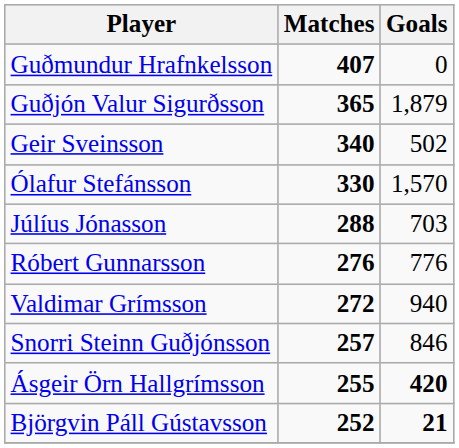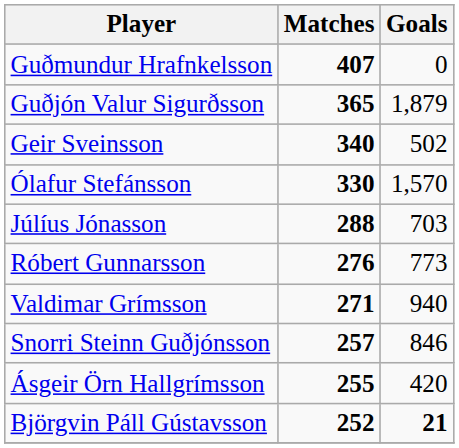(429, 263) 776 -> (429, 263) 773
(356, 303) 272 -> (356, 303) 271
(429, 382) bold -> (429, 382) normal
